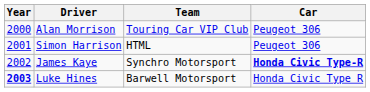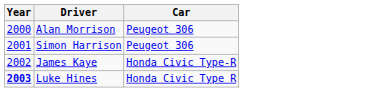- column: (187, 13)
(308, 62) bold -> (181, 62) normal
